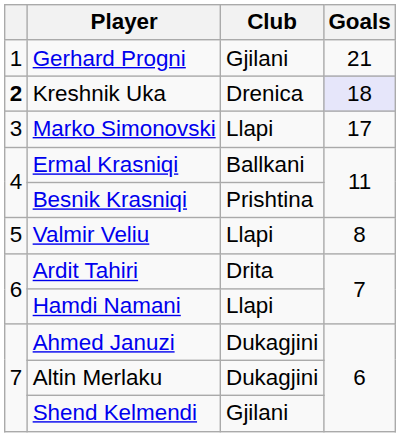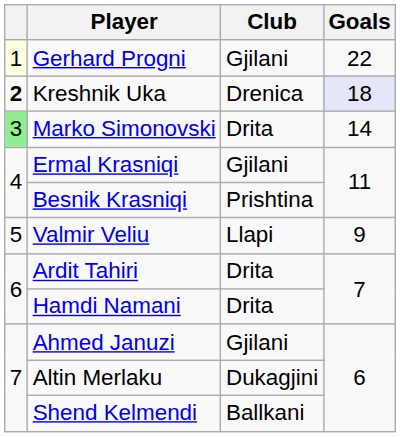(16, 57) no background -> (16, 57) lightyellow background
(360, 57) 21 -> (360, 57) 22
(16, 128) no background -> (16, 128) lightgreen background
(250, 128) Llapi -> (250, 128) Drita
(360, 128) 17 -> (360, 128) 14
(265, 164) Ballkani -> (257, 164) Gjilani
(360, 235) 8 -> (360, 235) 9
(250, 306) Llapi -> (250, 306) Drita
(272, 341) Dukagjini -> (257, 341) Gjilani
(257, 413) Gjilani -> (265, 413) Ballkani
